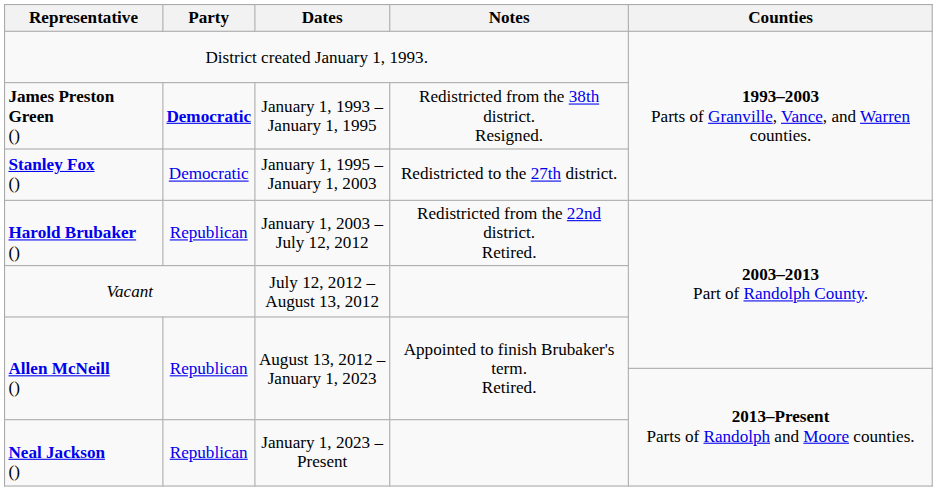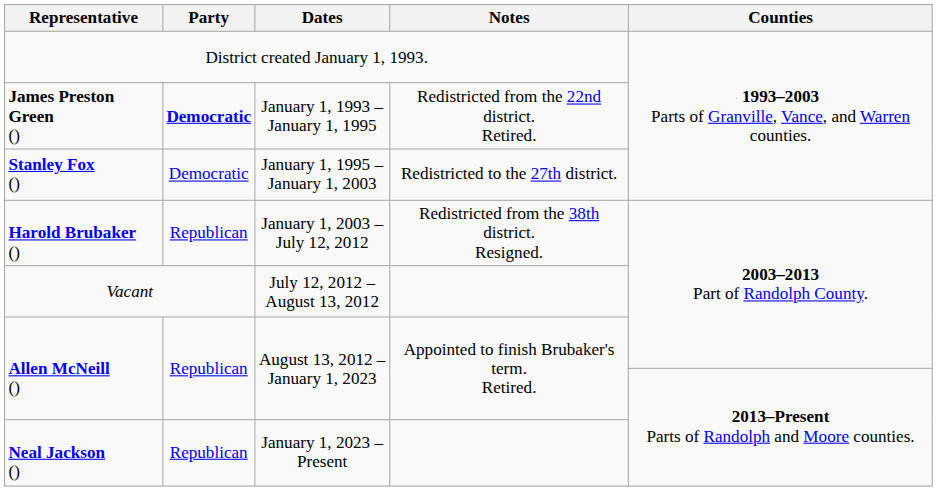(509, 115) Redistricted from the 38th district. Resigned. -> (509, 115) Redistricted from the 22nd district. Retired.
(509, 232) Redistricted from the 22nd district. Retired. -> (509, 232) Redistricted from the 38th district. Resigned.
